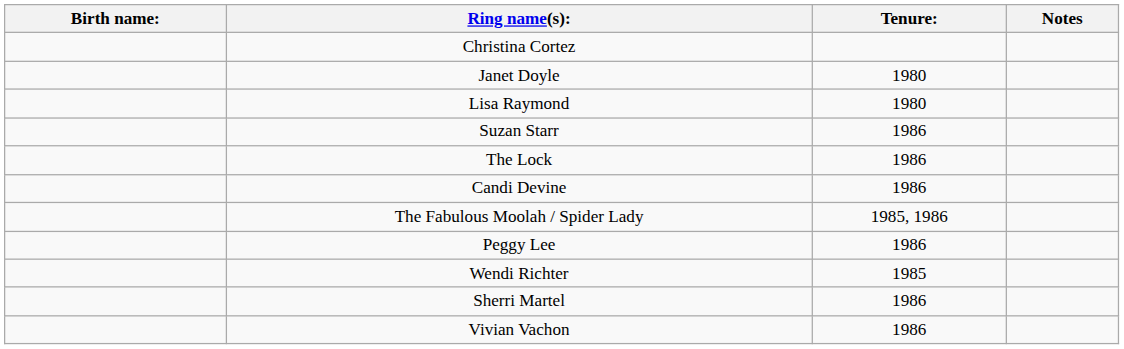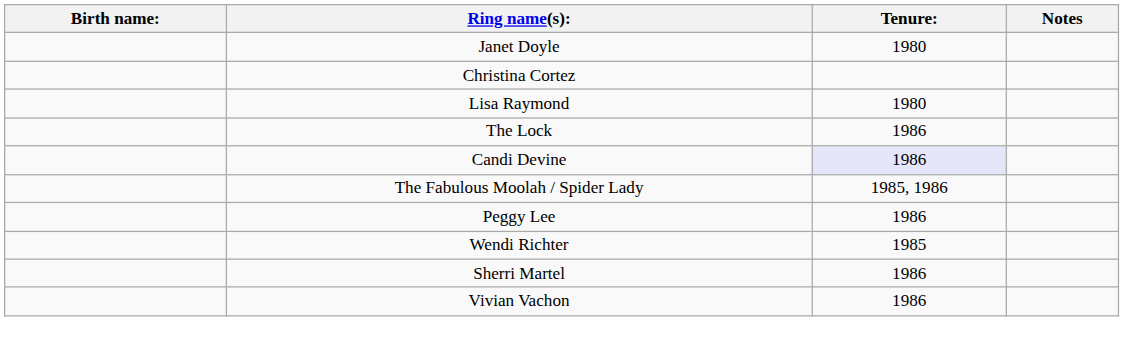rows swapped: (519, 46) <-> (519, 74)
- row: (519, 131)
(909, 187) no background -> (909, 159) lavender background
